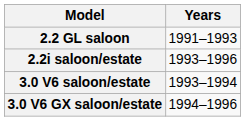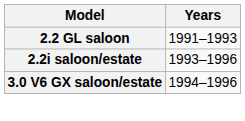- row: (85, 82)
